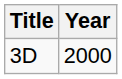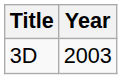(88, 55) 2000 -> (88, 55) 2003
